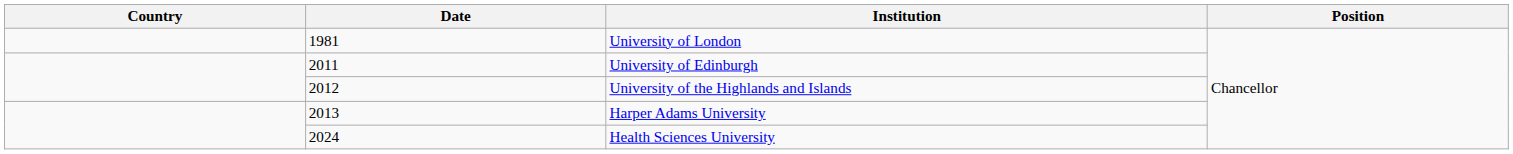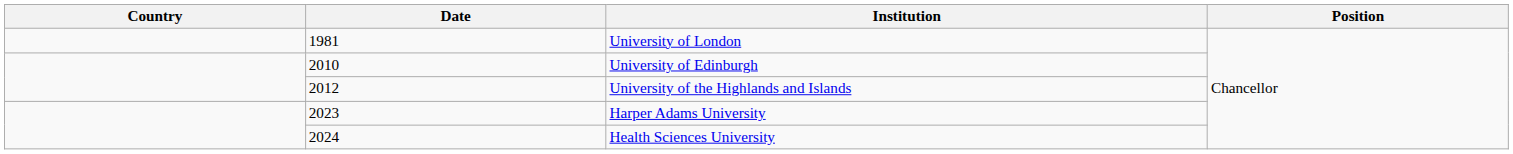(324, 64) 2011 -> (324, 64) 2010
(324, 112) 2013 -> (324, 112) 2023
